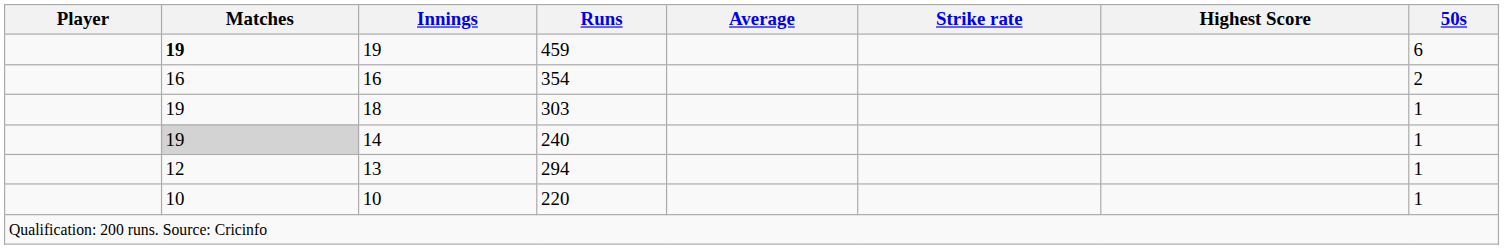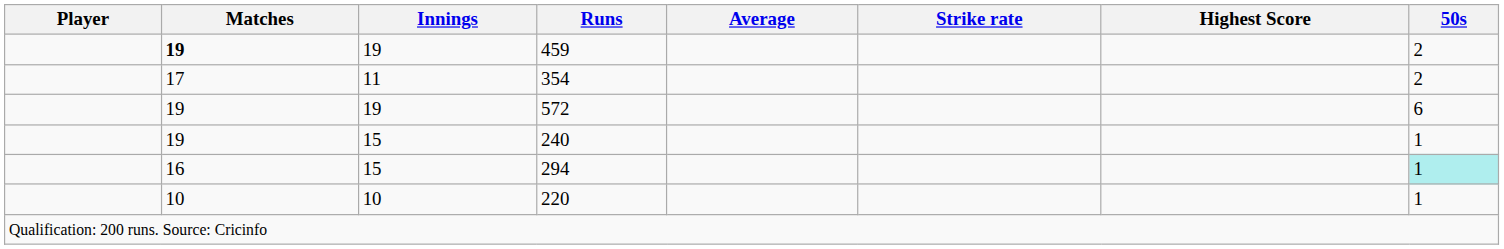(1418, 49) 6 -> (1418, 49) 2
(175, 79) 16 -> (175, 79) 17
(372, 79) 16 -> (372, 79) 11
+ row: (555, 109)
- row: (555, 109)
(175, 139) lightgrey background -> (175, 139) no background
(372, 139) 14 -> (372, 139) 15
(175, 169) 12 -> (175, 169) 16
(372, 169) 13 -> (372, 169) 15
(1418, 169) no background -> (1418, 169) paleturquoise background
